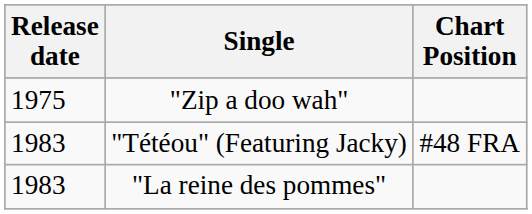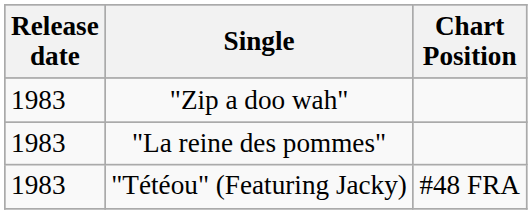(38, 99) 1975 -> (38, 99) 1983
rows swapped: (259, 186) <-> (259, 142)
